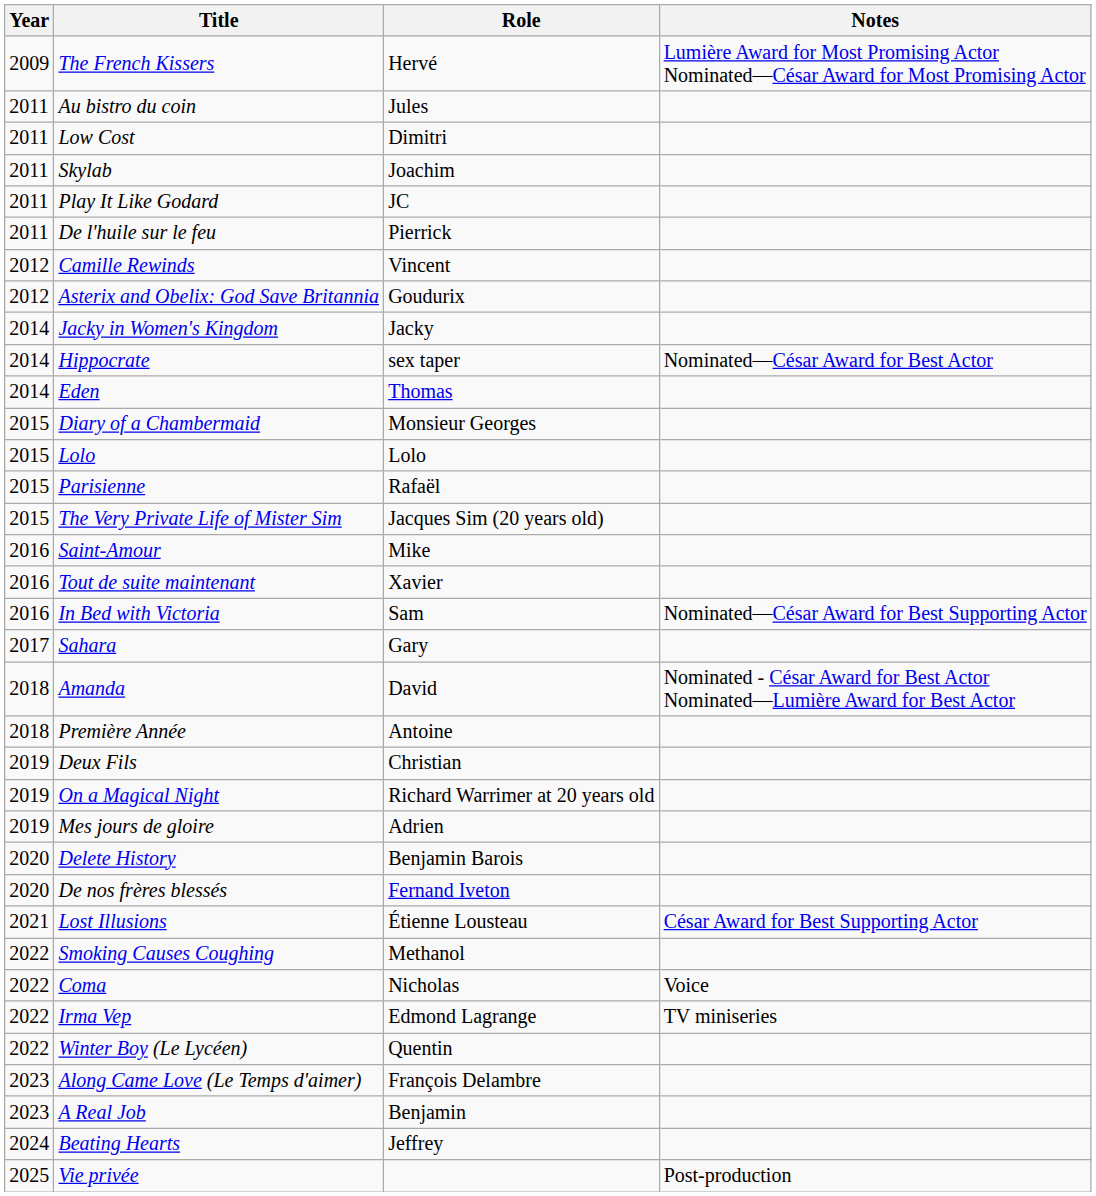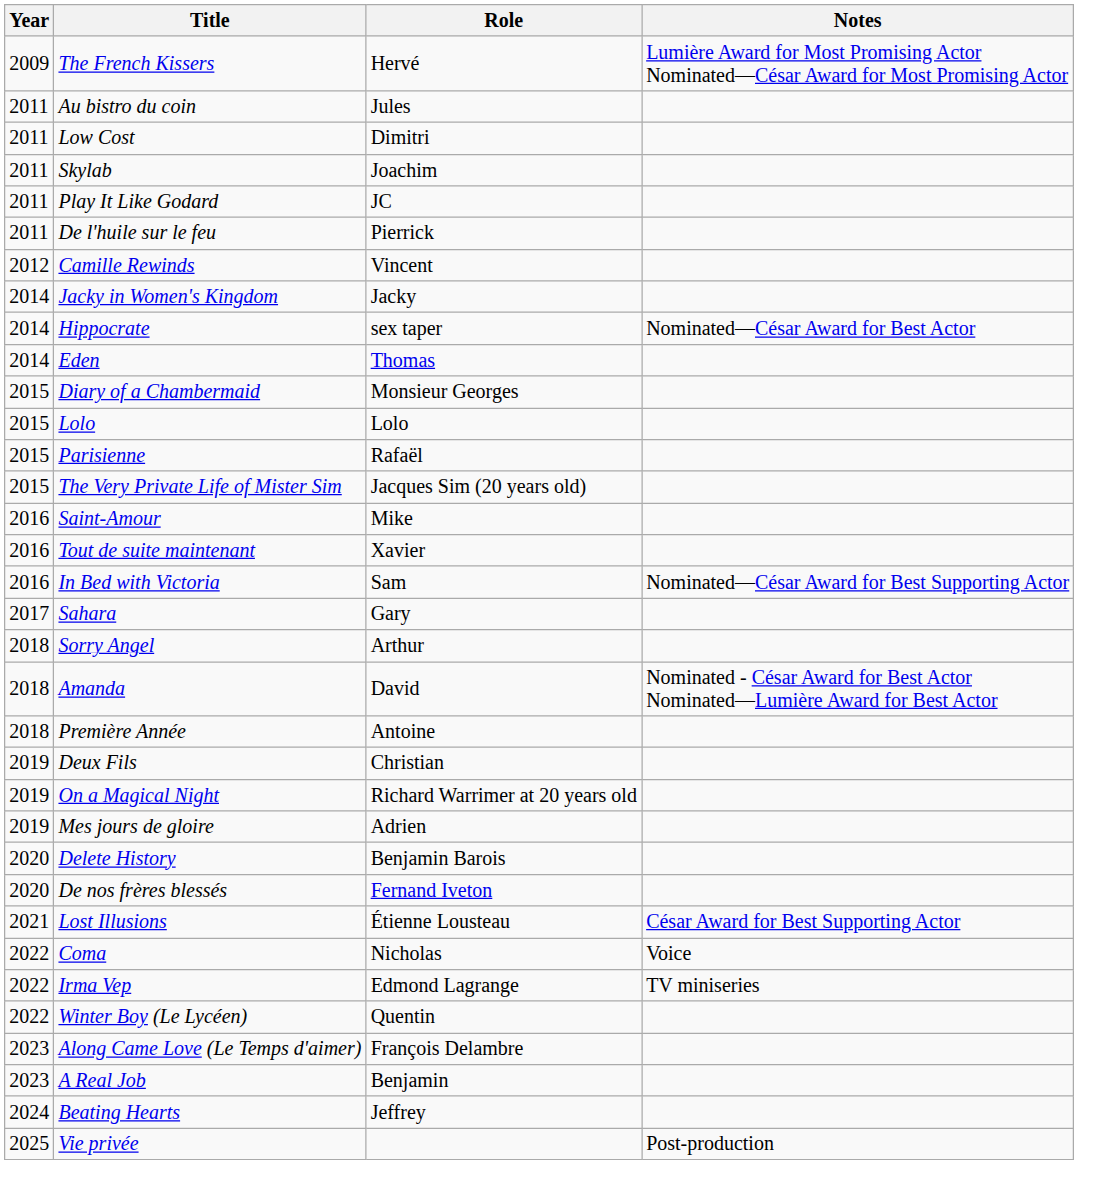- row: (219, 296)
+ row: (106, 645)
- row: (166, 953)
